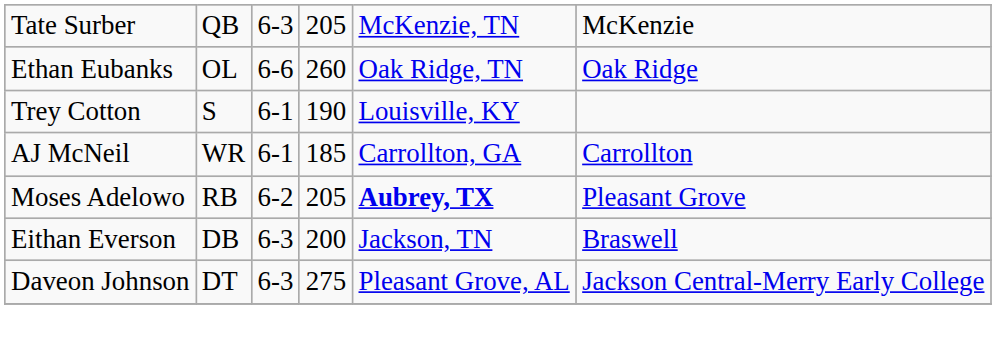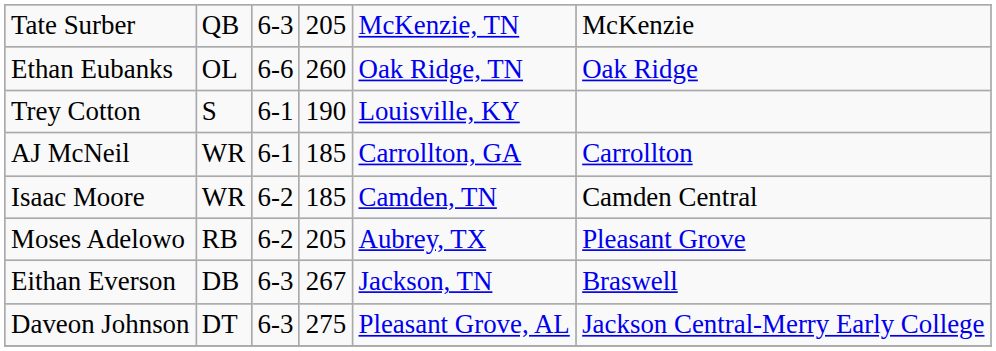+ row: (78, 196)
(426, 196) bold -> (422, 238) normal
(326, 238) 200 -> (326, 281) 267
